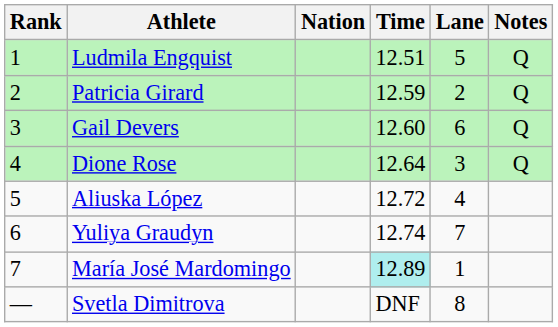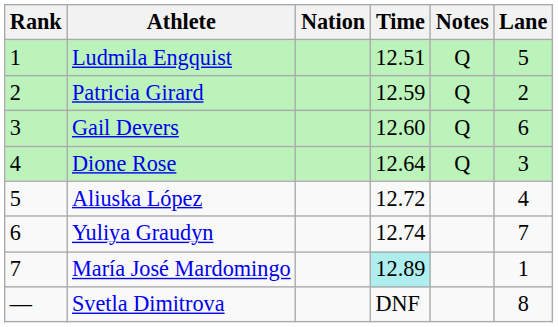columns swapped: (460, 22) <-> (521, 22)
